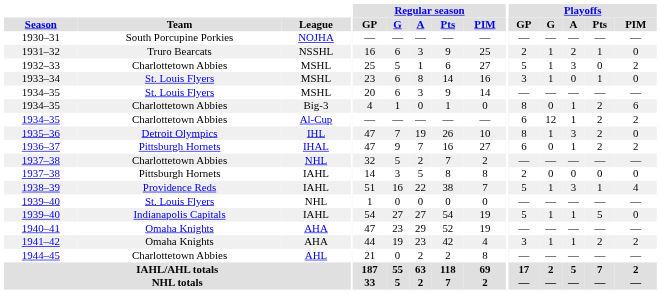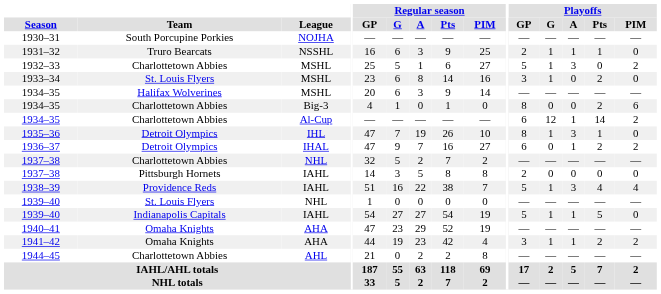(574, 51) 2 -> (574, 51) 1
(600, 78) 1 -> (600, 78) 2
(180, 92) St. Louis Flyers -> (180, 92) Halifax Wolverines
(574, 106) 1 -> (574, 106) 0
(600, 119) 2 -> (600, 119) 14
(600, 133) 2 -> (600, 133) 1
(180, 146) Pittsburgh Hornets -> (180, 146) Detroit Olympics
(600, 187) 1 -> (600, 187) 4
